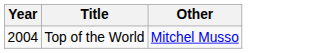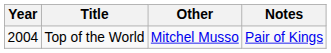+ column: (284, 15)
